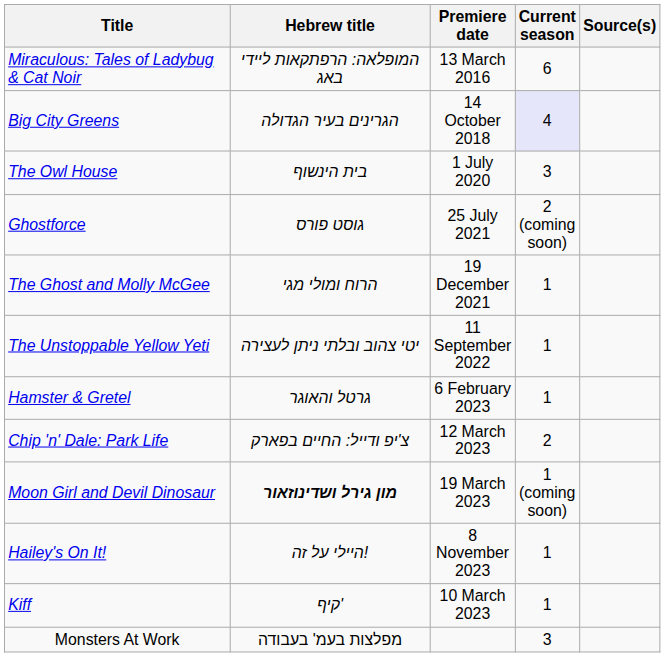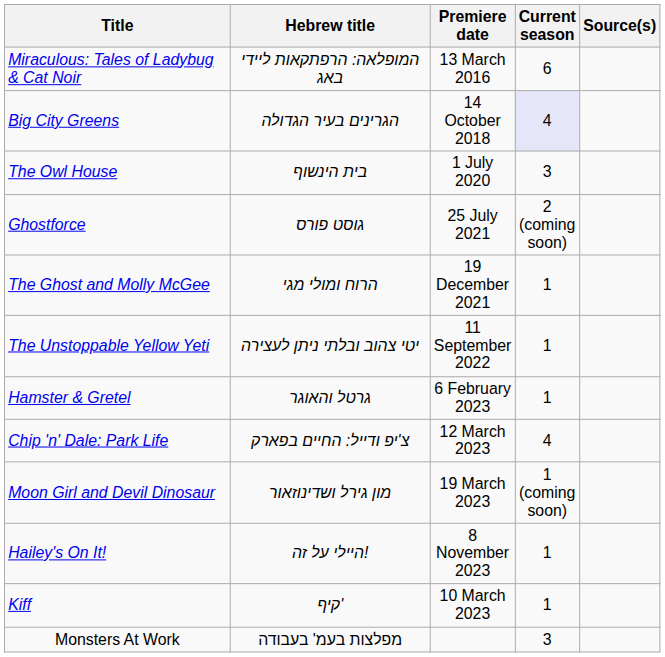(547, 440) 2 -> (547, 440) 4
(330, 492) bold -> (330, 492) normal
